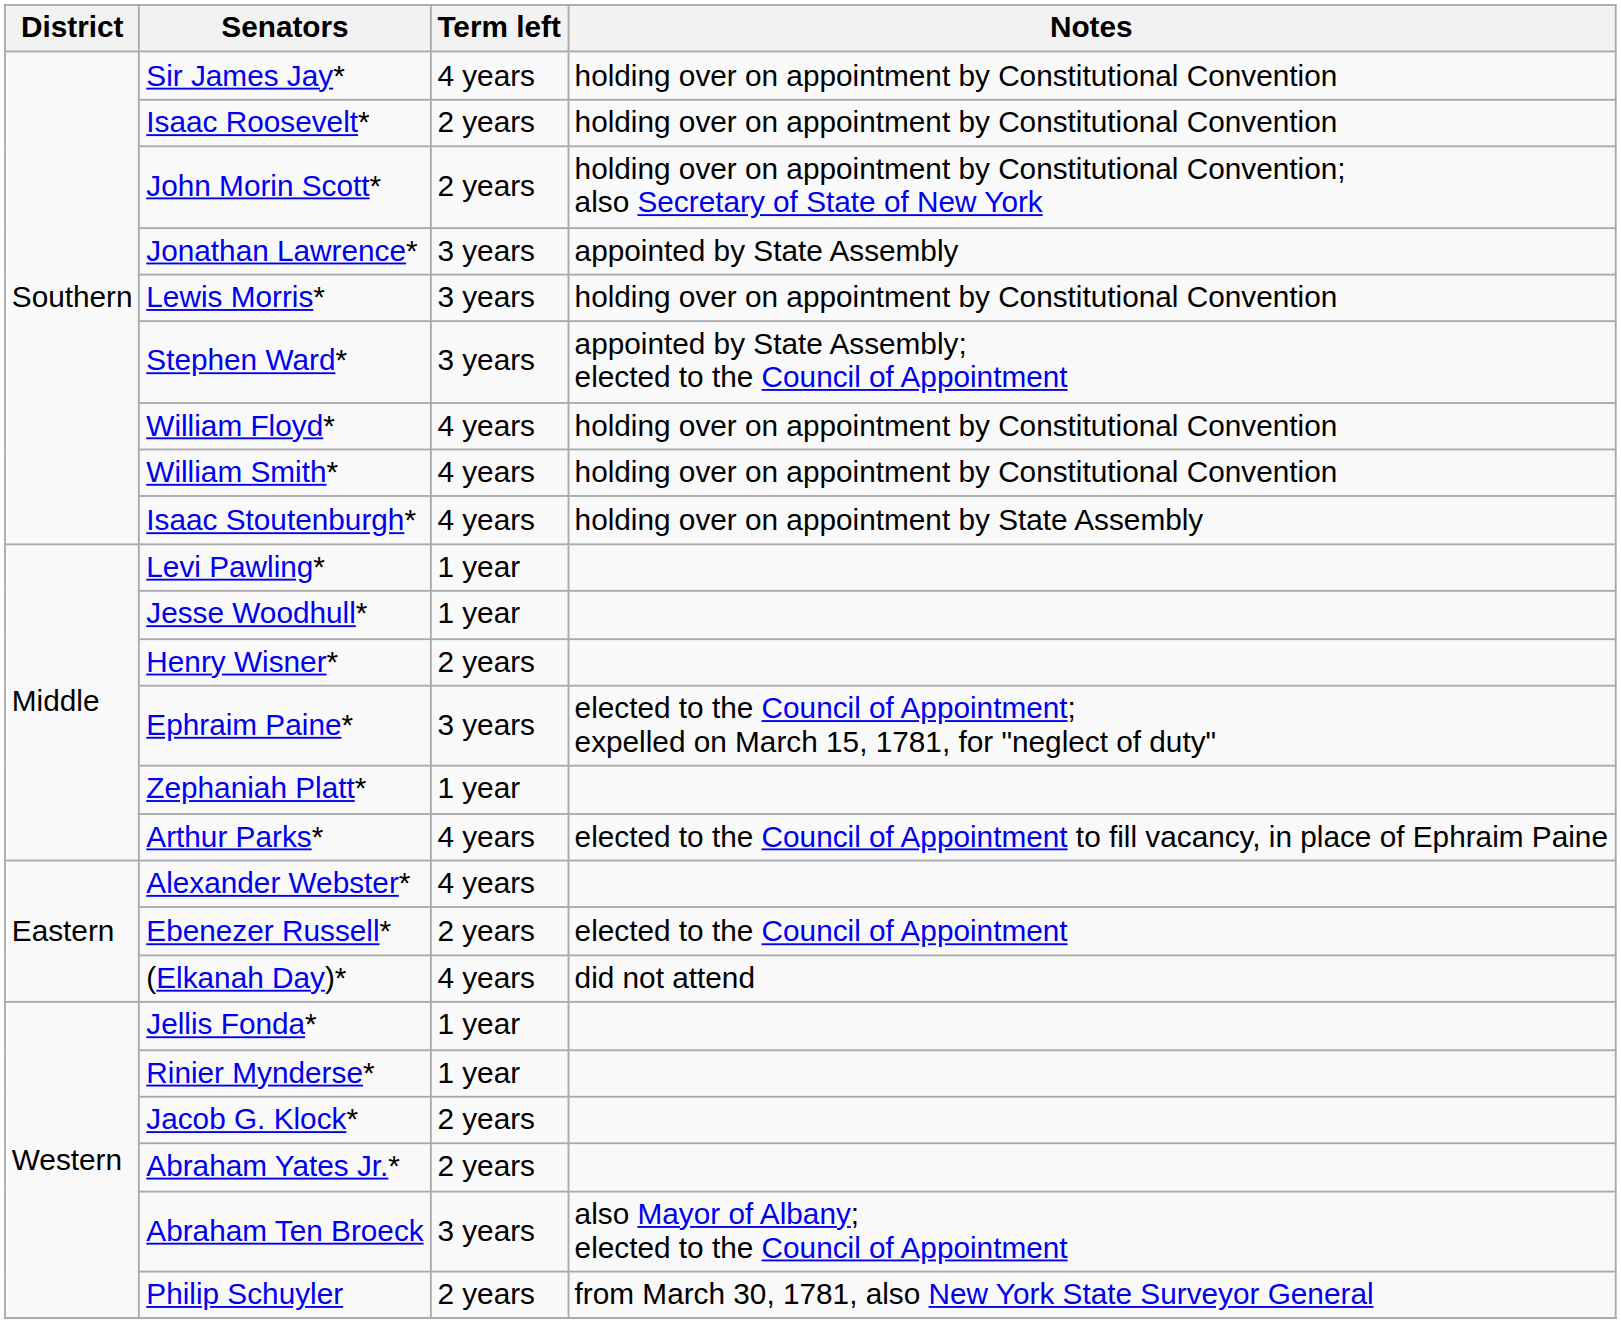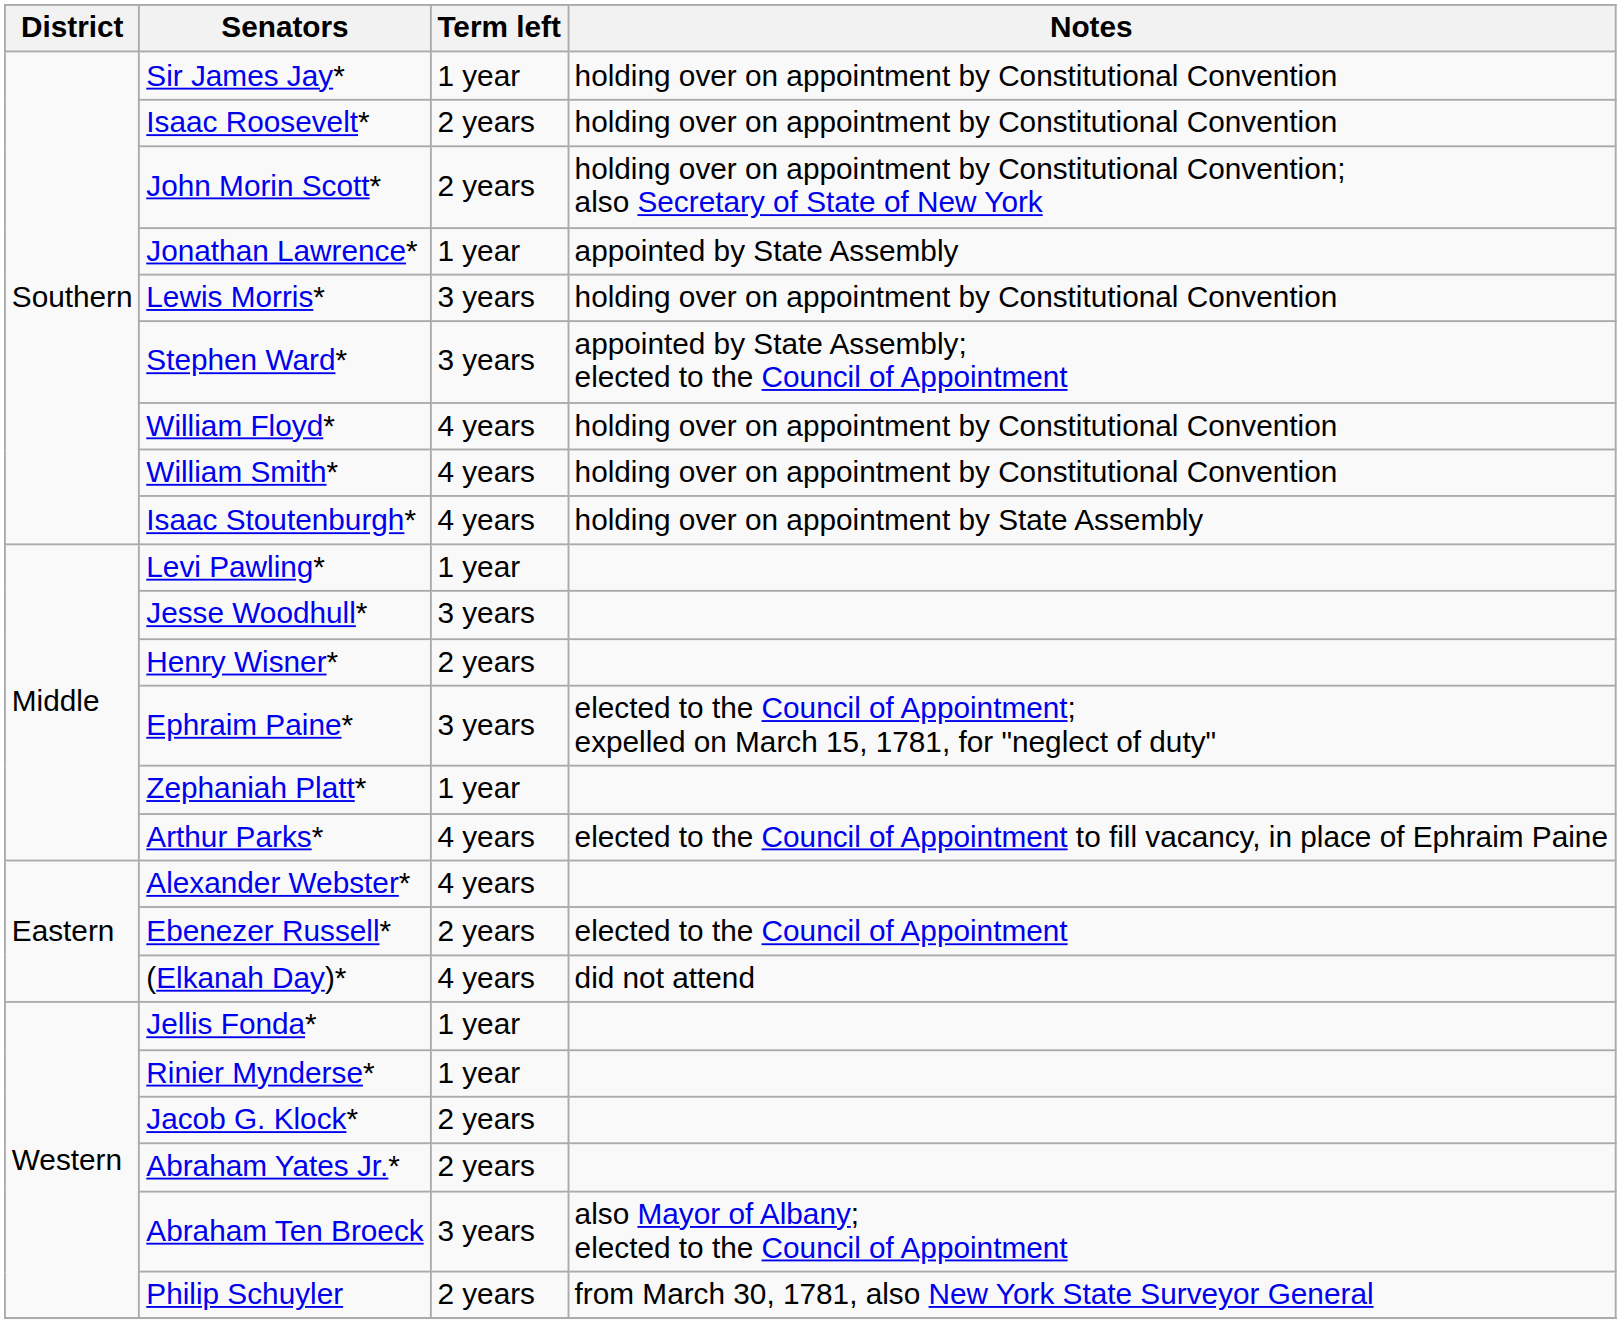(486, 75) 4 years -> (479, 75) 1 year
(486, 250) 3 years -> (479, 250) 1 year
(479, 614) 1 year -> (486, 614) 3 years
